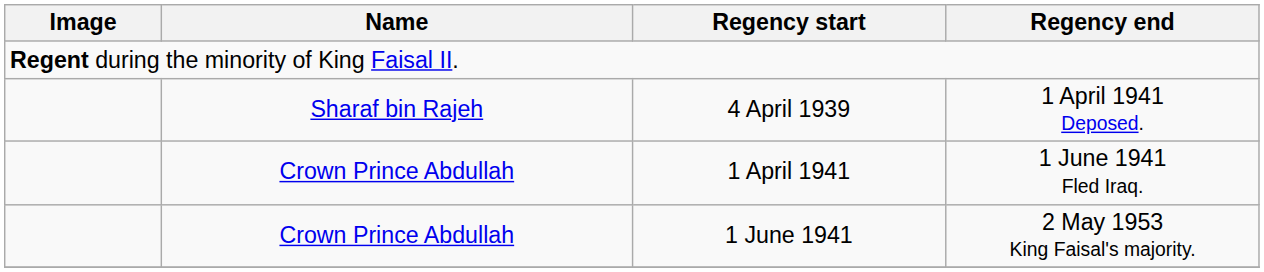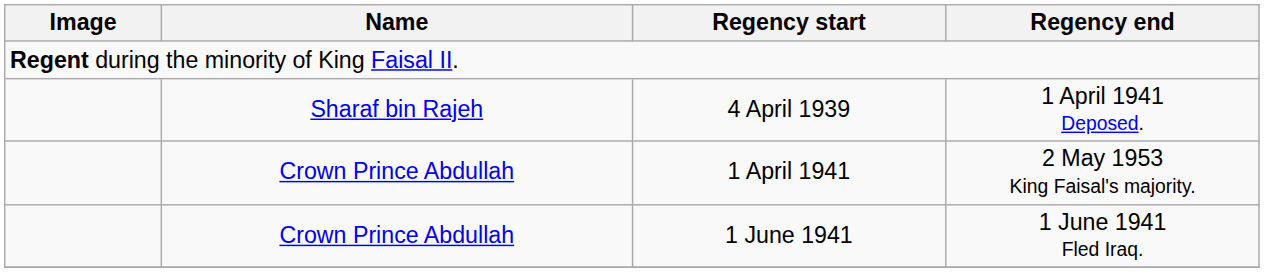(1103, 172) 1 June 1941 Fled Iraq. -> (1103, 172) 2 May 1953 King Faisal's majority.
(1103, 235) 2 May 1953 King Faisal's majority. -> (1103, 235) 1 June 1941 Fled Iraq.
